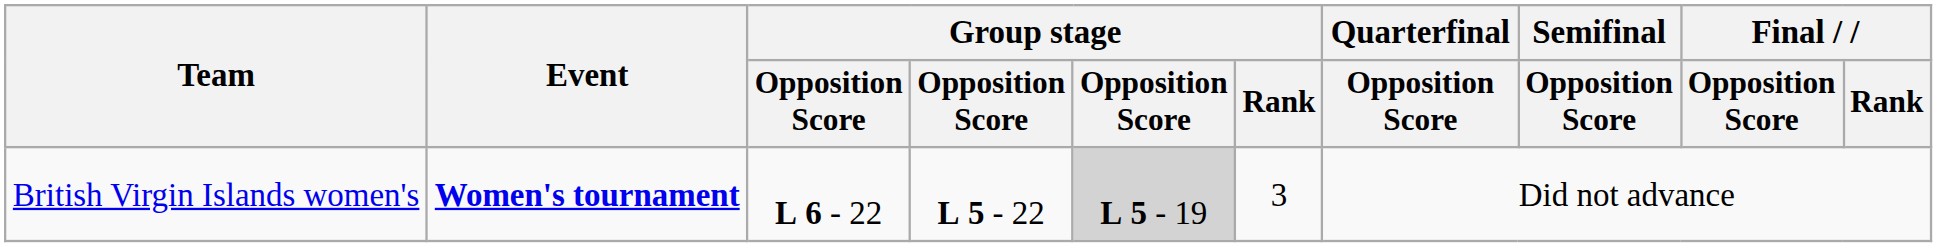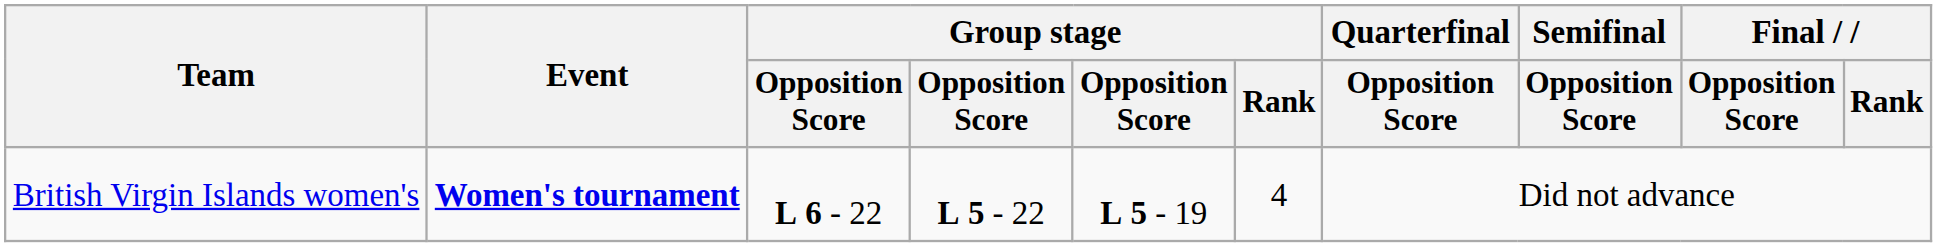(1154, 213) lightgrey background -> (1154, 213) no background
(1279, 194) 3 -> (1279, 194) 4
